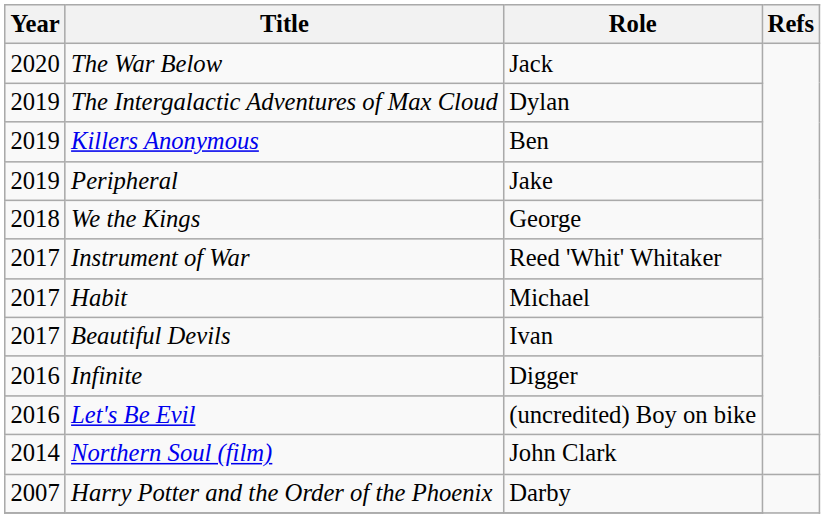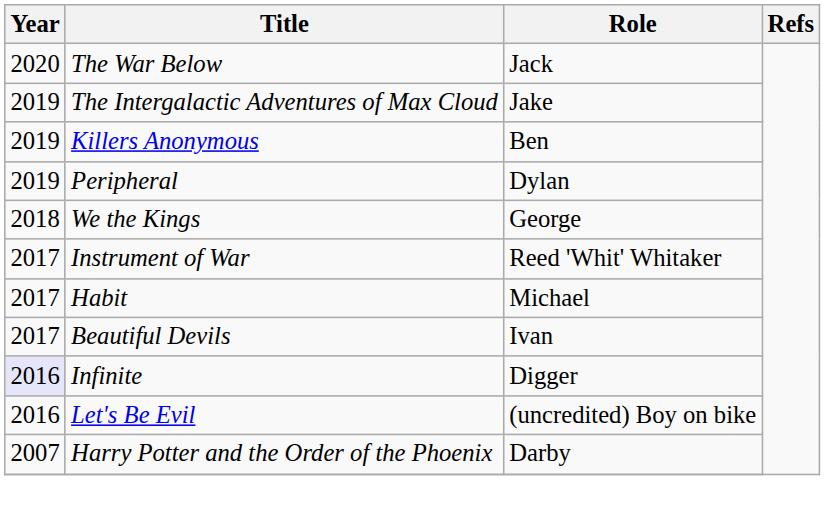(539, 102) Dylan -> (531, 102) Jake
(531, 180) Jake -> (539, 180) Dylan
(35, 375) no background -> (35, 375) lavender background
- row: (172, 453)
